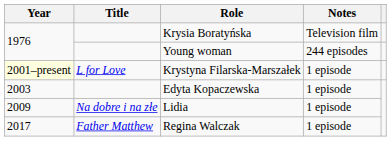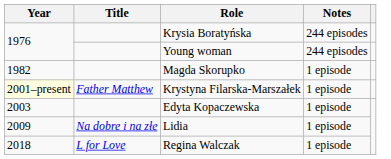(342, 32) Television film -> (337, 32) 244 episodes
+ row: (204, 70)
(101, 70) L for Love -> (115, 88) Father Matthew
(19, 126) 2017 -> (19, 145) 2018
(115, 126) Father Matthew -> (101, 145) L for Love
